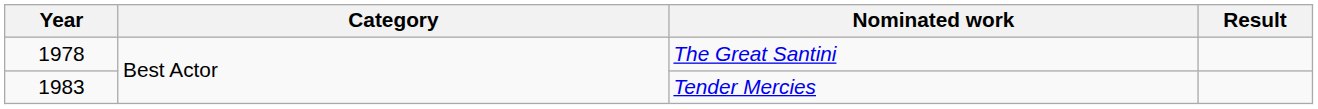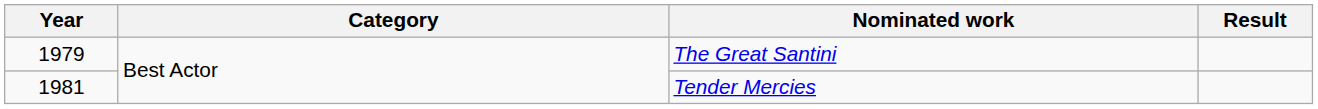(61, 53) 1978 -> (61, 53) 1979
(61, 86) 1983 -> (61, 86) 1981
